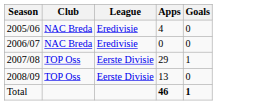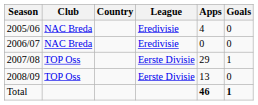+ column: (115, 12)
